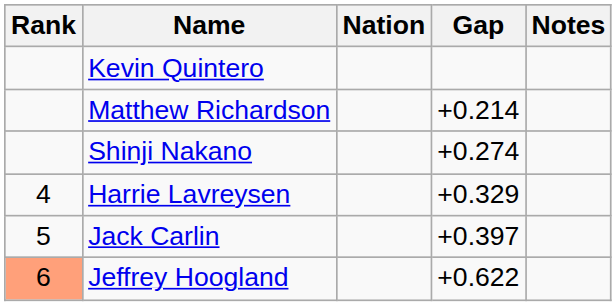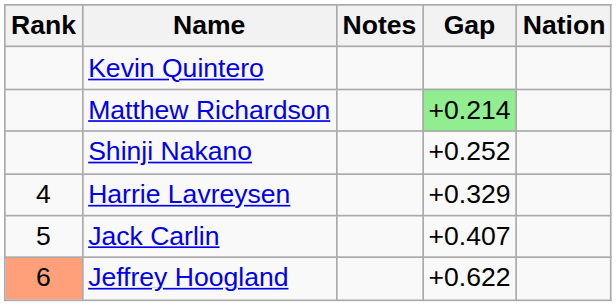columns swapped: (384, 25) <-> (568, 25)
(478, 109) no background -> (470, 109) lightgreen background
(478, 151) +0.274 -> (470, 151) +0.252
(478, 236) +0.397 -> (470, 236) +0.407
